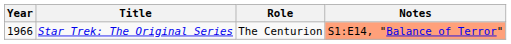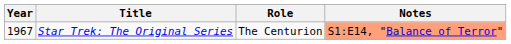(20, 31) 1966 -> (20, 31) 1967
